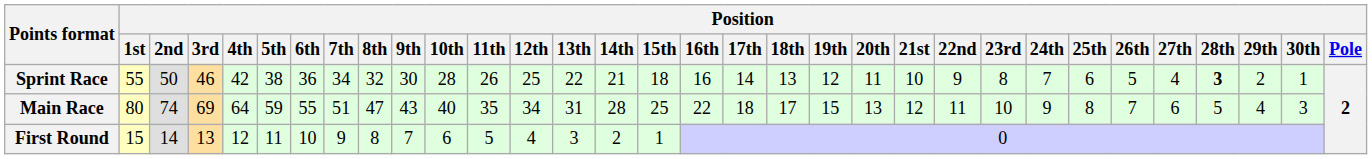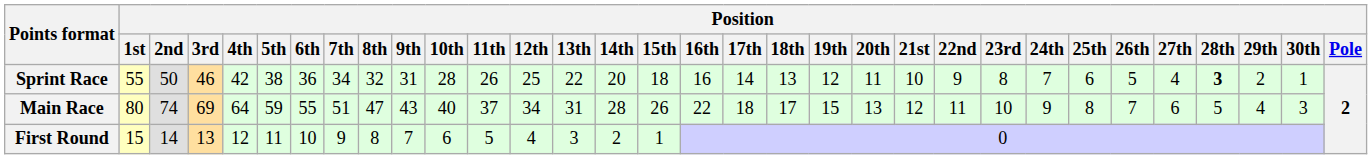(409, 78) 30 -> (409, 78) 31
(617, 78) 21 -> (617, 78) 20
(489, 108) 35 -> (489, 108) 37
(659, 108) 25 -> (659, 108) 26
